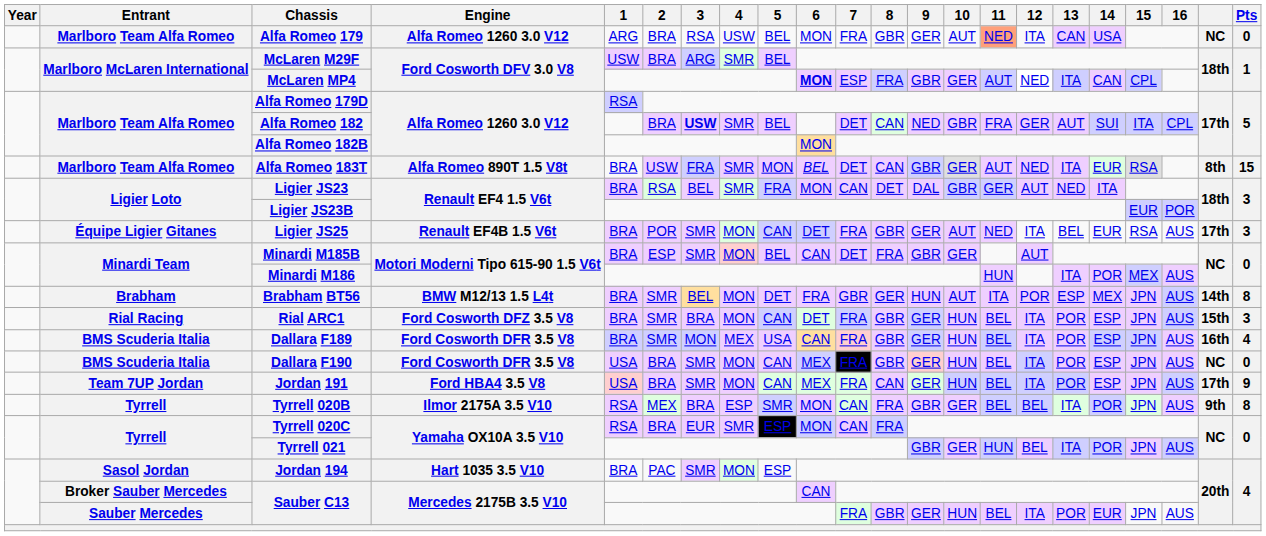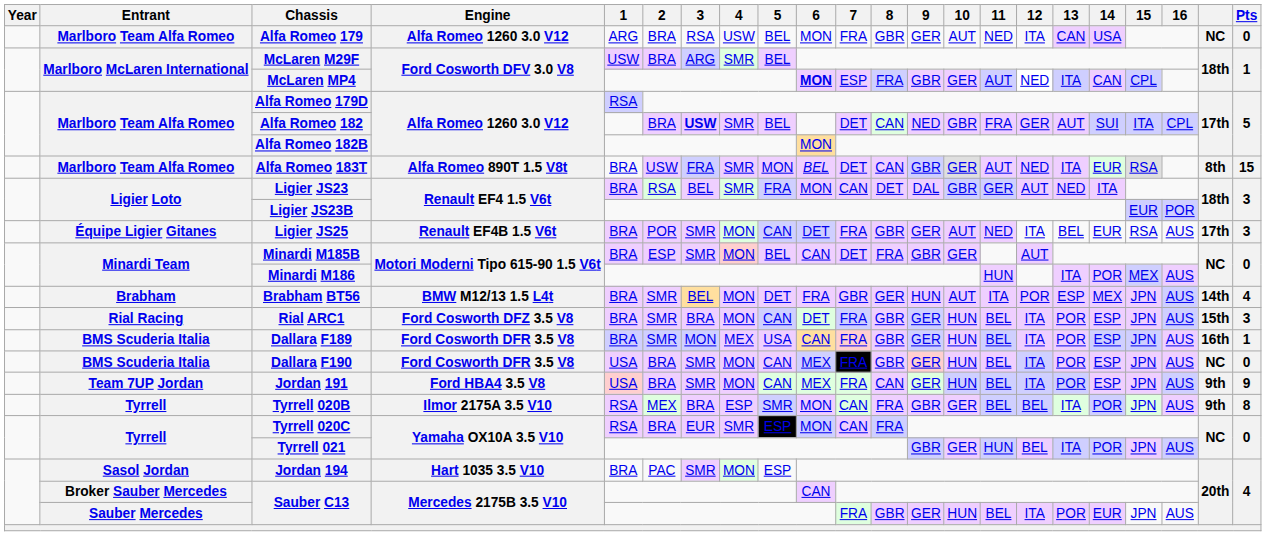(998, 37) lightsalmon background -> (998, 37) no background
(1247, 296) 8 -> (1247, 296) 4
(1247, 340) 4 -> (1247, 340) 1
(1215, 383) 17th -> (1215, 383) 9th
